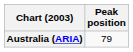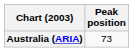(107, 39) 79 -> (107, 39) 73
